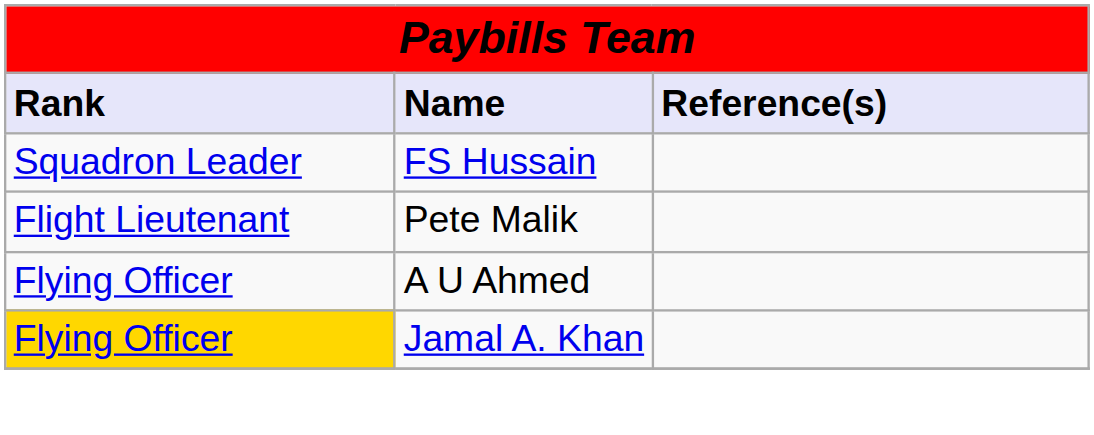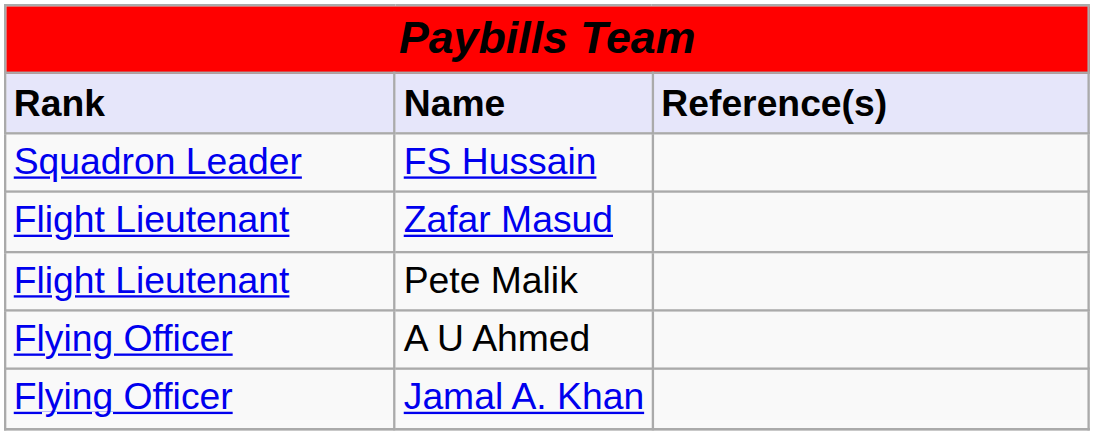+ row: (508, 220)
(123, 339) gold background -> (123, 398) no background
